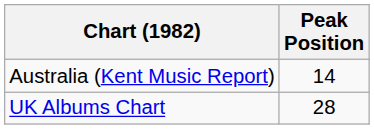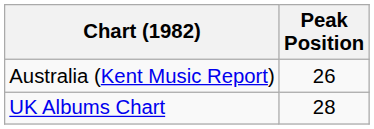(324, 75) 14 -> (324, 75) 26
